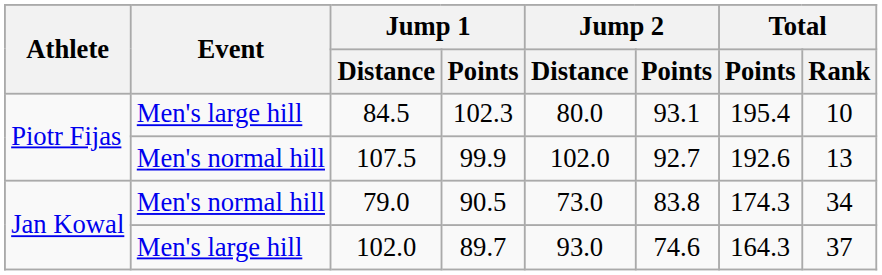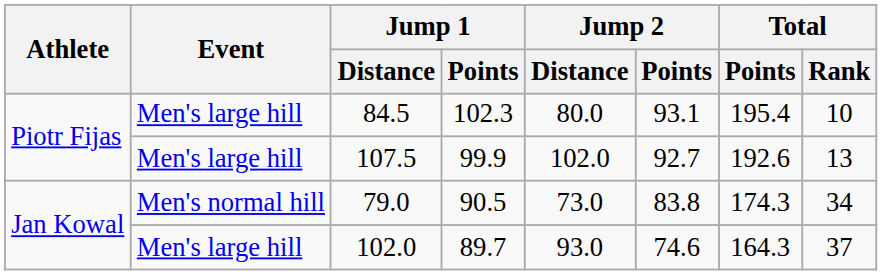(231, 158) Men's normal hill -> (220, 158) Men's large hill
